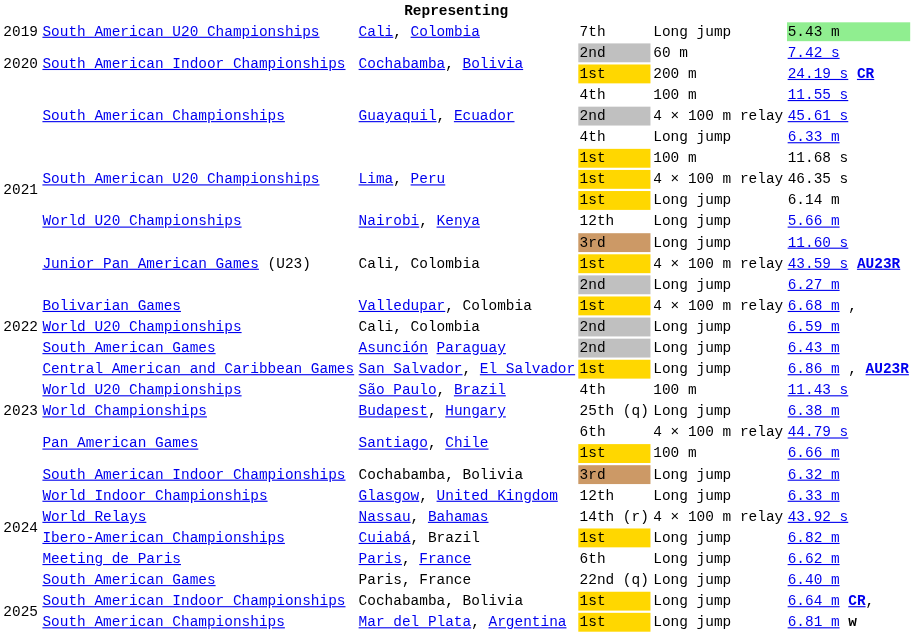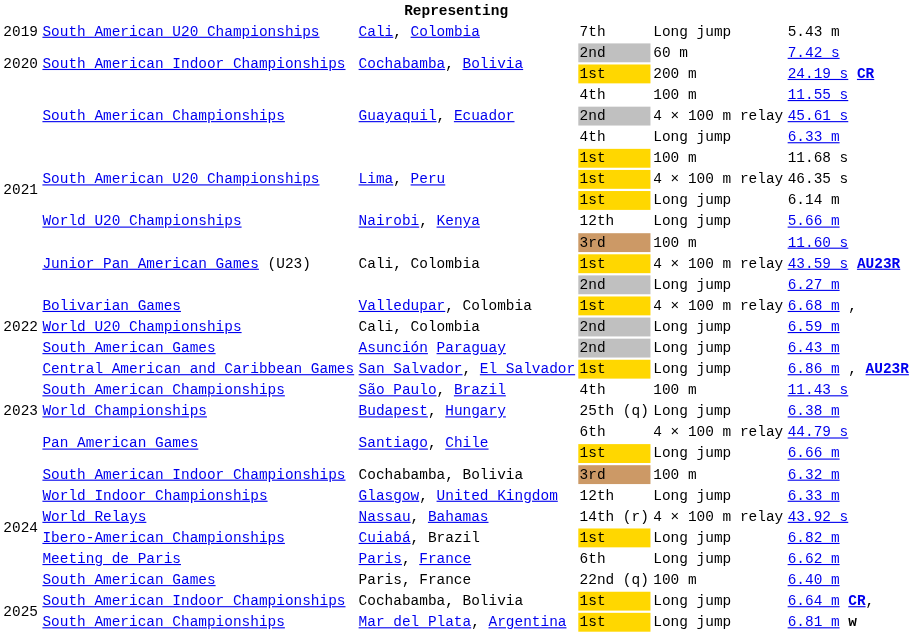(814, 32) lightgreen background -> (814, 32) no background
(692, 243) Long jump -> (675, 243) 100 m
(142, 390) World U20 Championships -> (164, 390) South American Championships
(675, 454) 100 m -> (692, 454) Long jump
(692, 475) Long jump -> (675, 475) 100 m
(692, 580) Long jump -> (675, 580) 100 m
